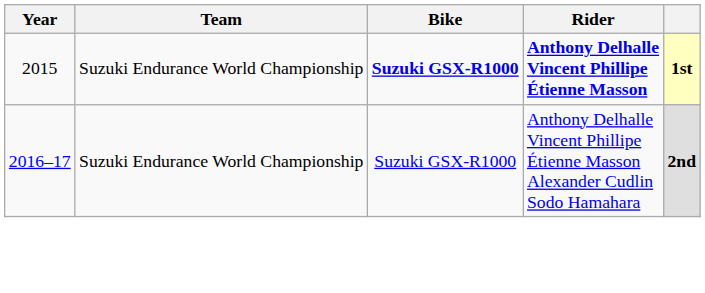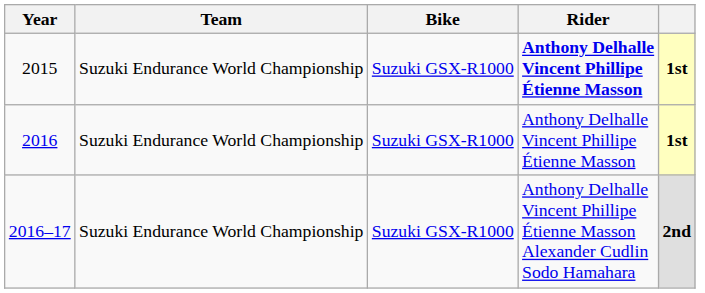(445, 68) bold -> (443, 68) normal
+ row: (40, 139)
